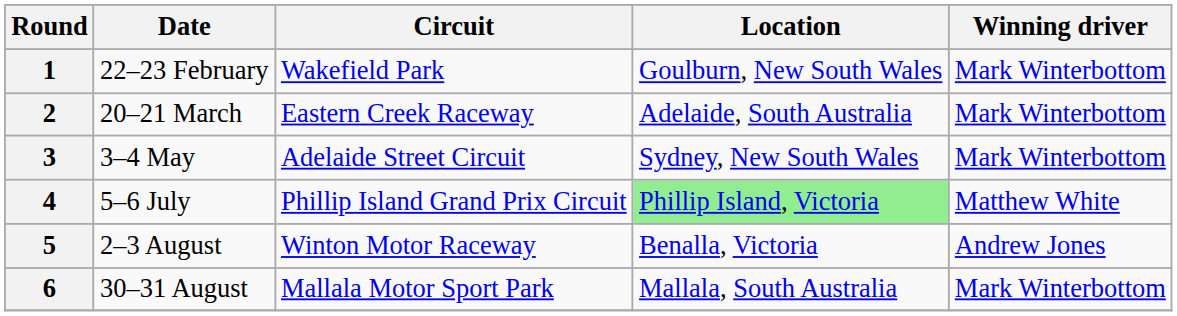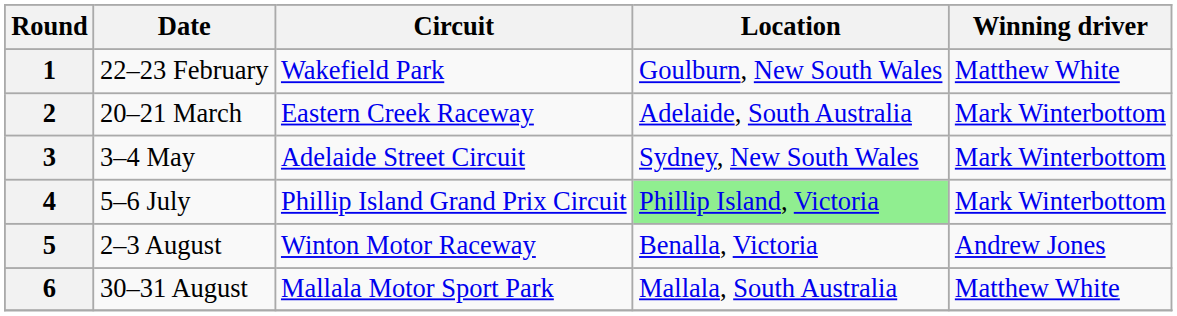(1060, 70) Mark Winterbottom -> (1037, 70) Matthew White
(1037, 201) Matthew White -> (1060, 201) Mark Winterbottom
(1060, 288) Mark Winterbottom -> (1037, 288) Matthew White
